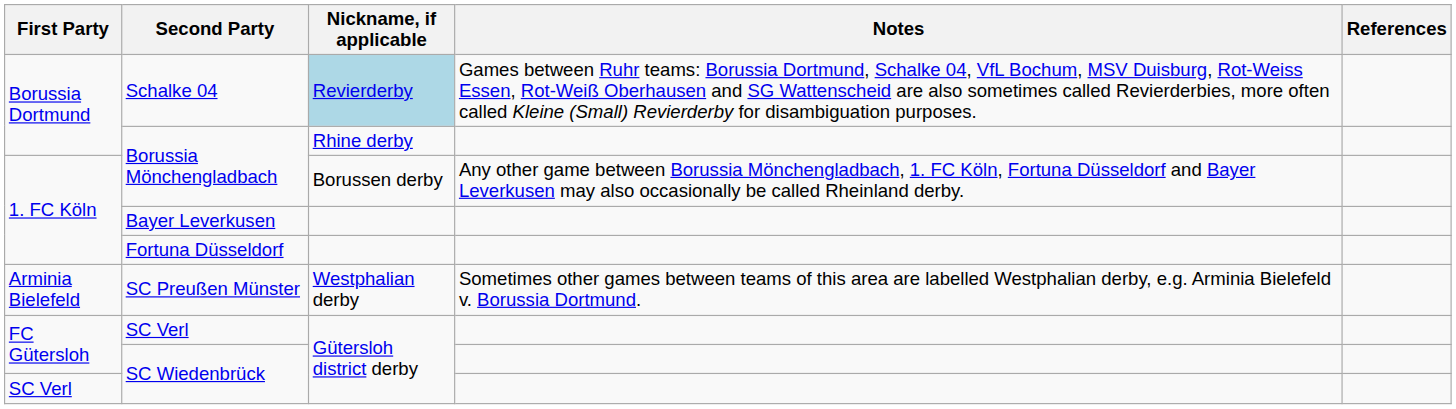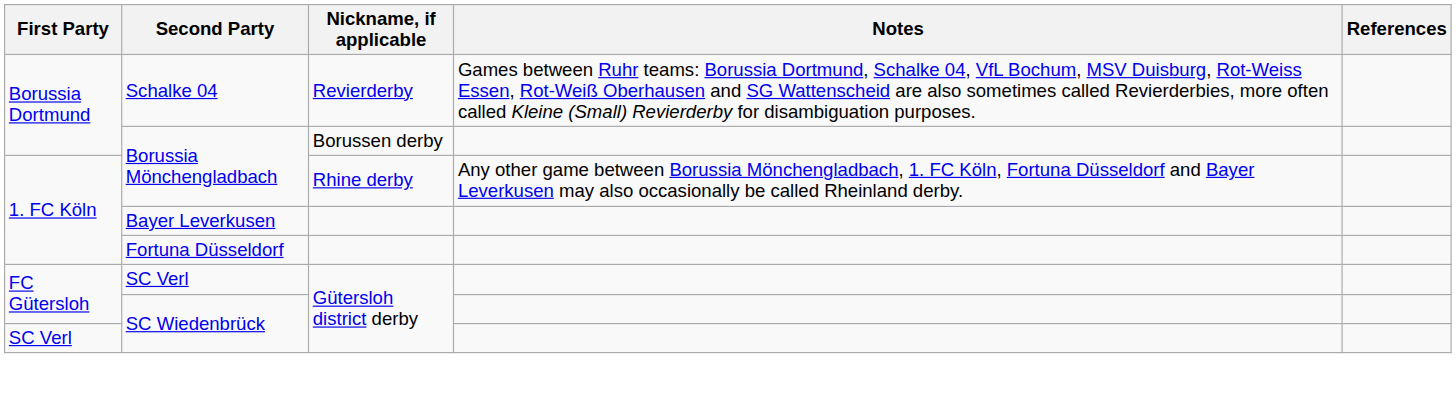(363, 90) lightblue background -> (363, 90) no background
(363, 140) Rhine derby -> (378, 140) Borussen derby
(378, 180) Borussen derby -> (363, 180) Rhine derby
- row: (44, 289)
